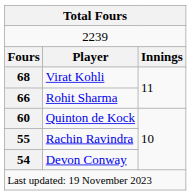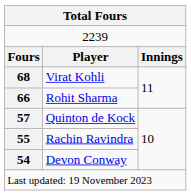(24, 118) 60 -> (24, 118) 57
